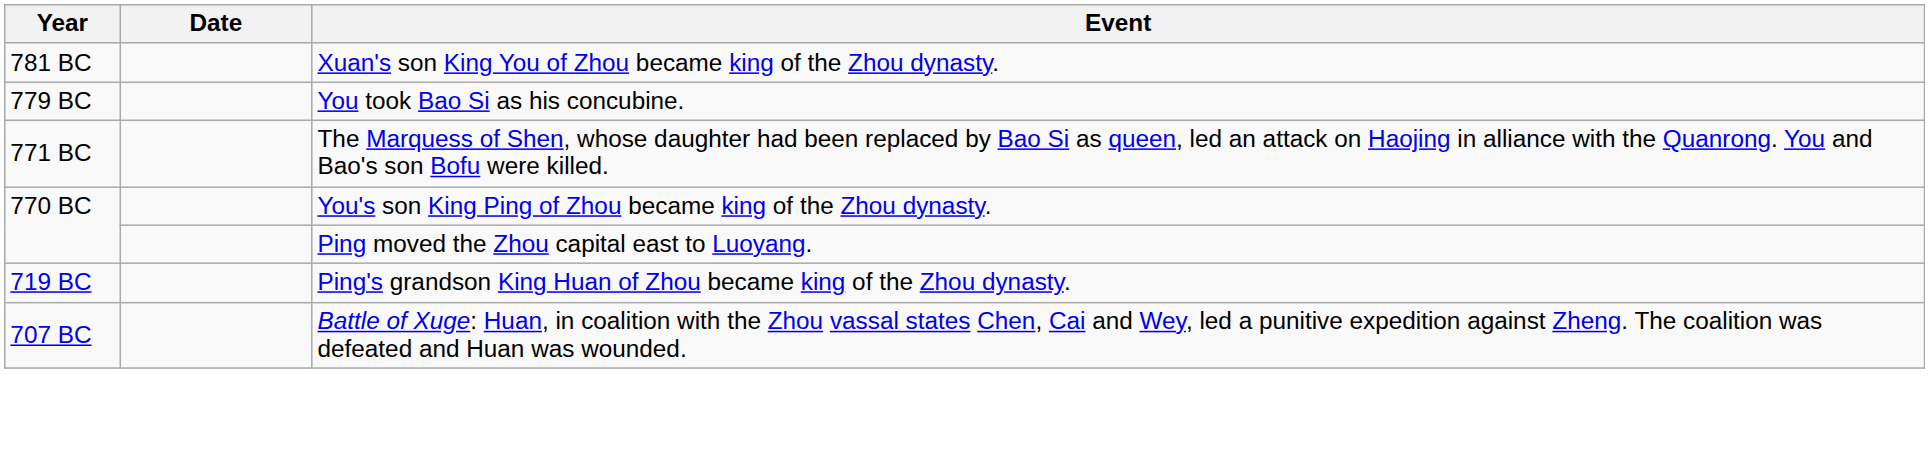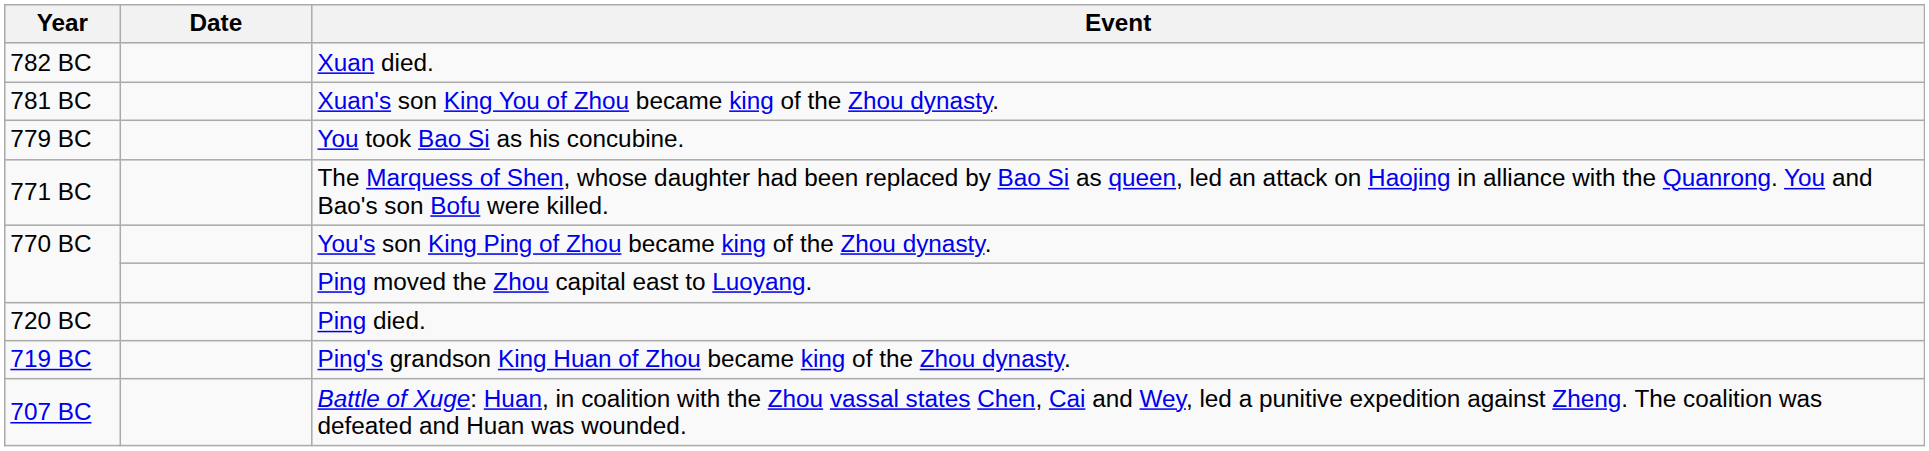+ row: (376, 62)
+ row: (372, 321)
